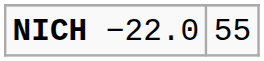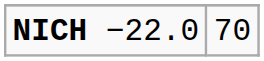(233, 31) 55 -> (233, 31) 70
